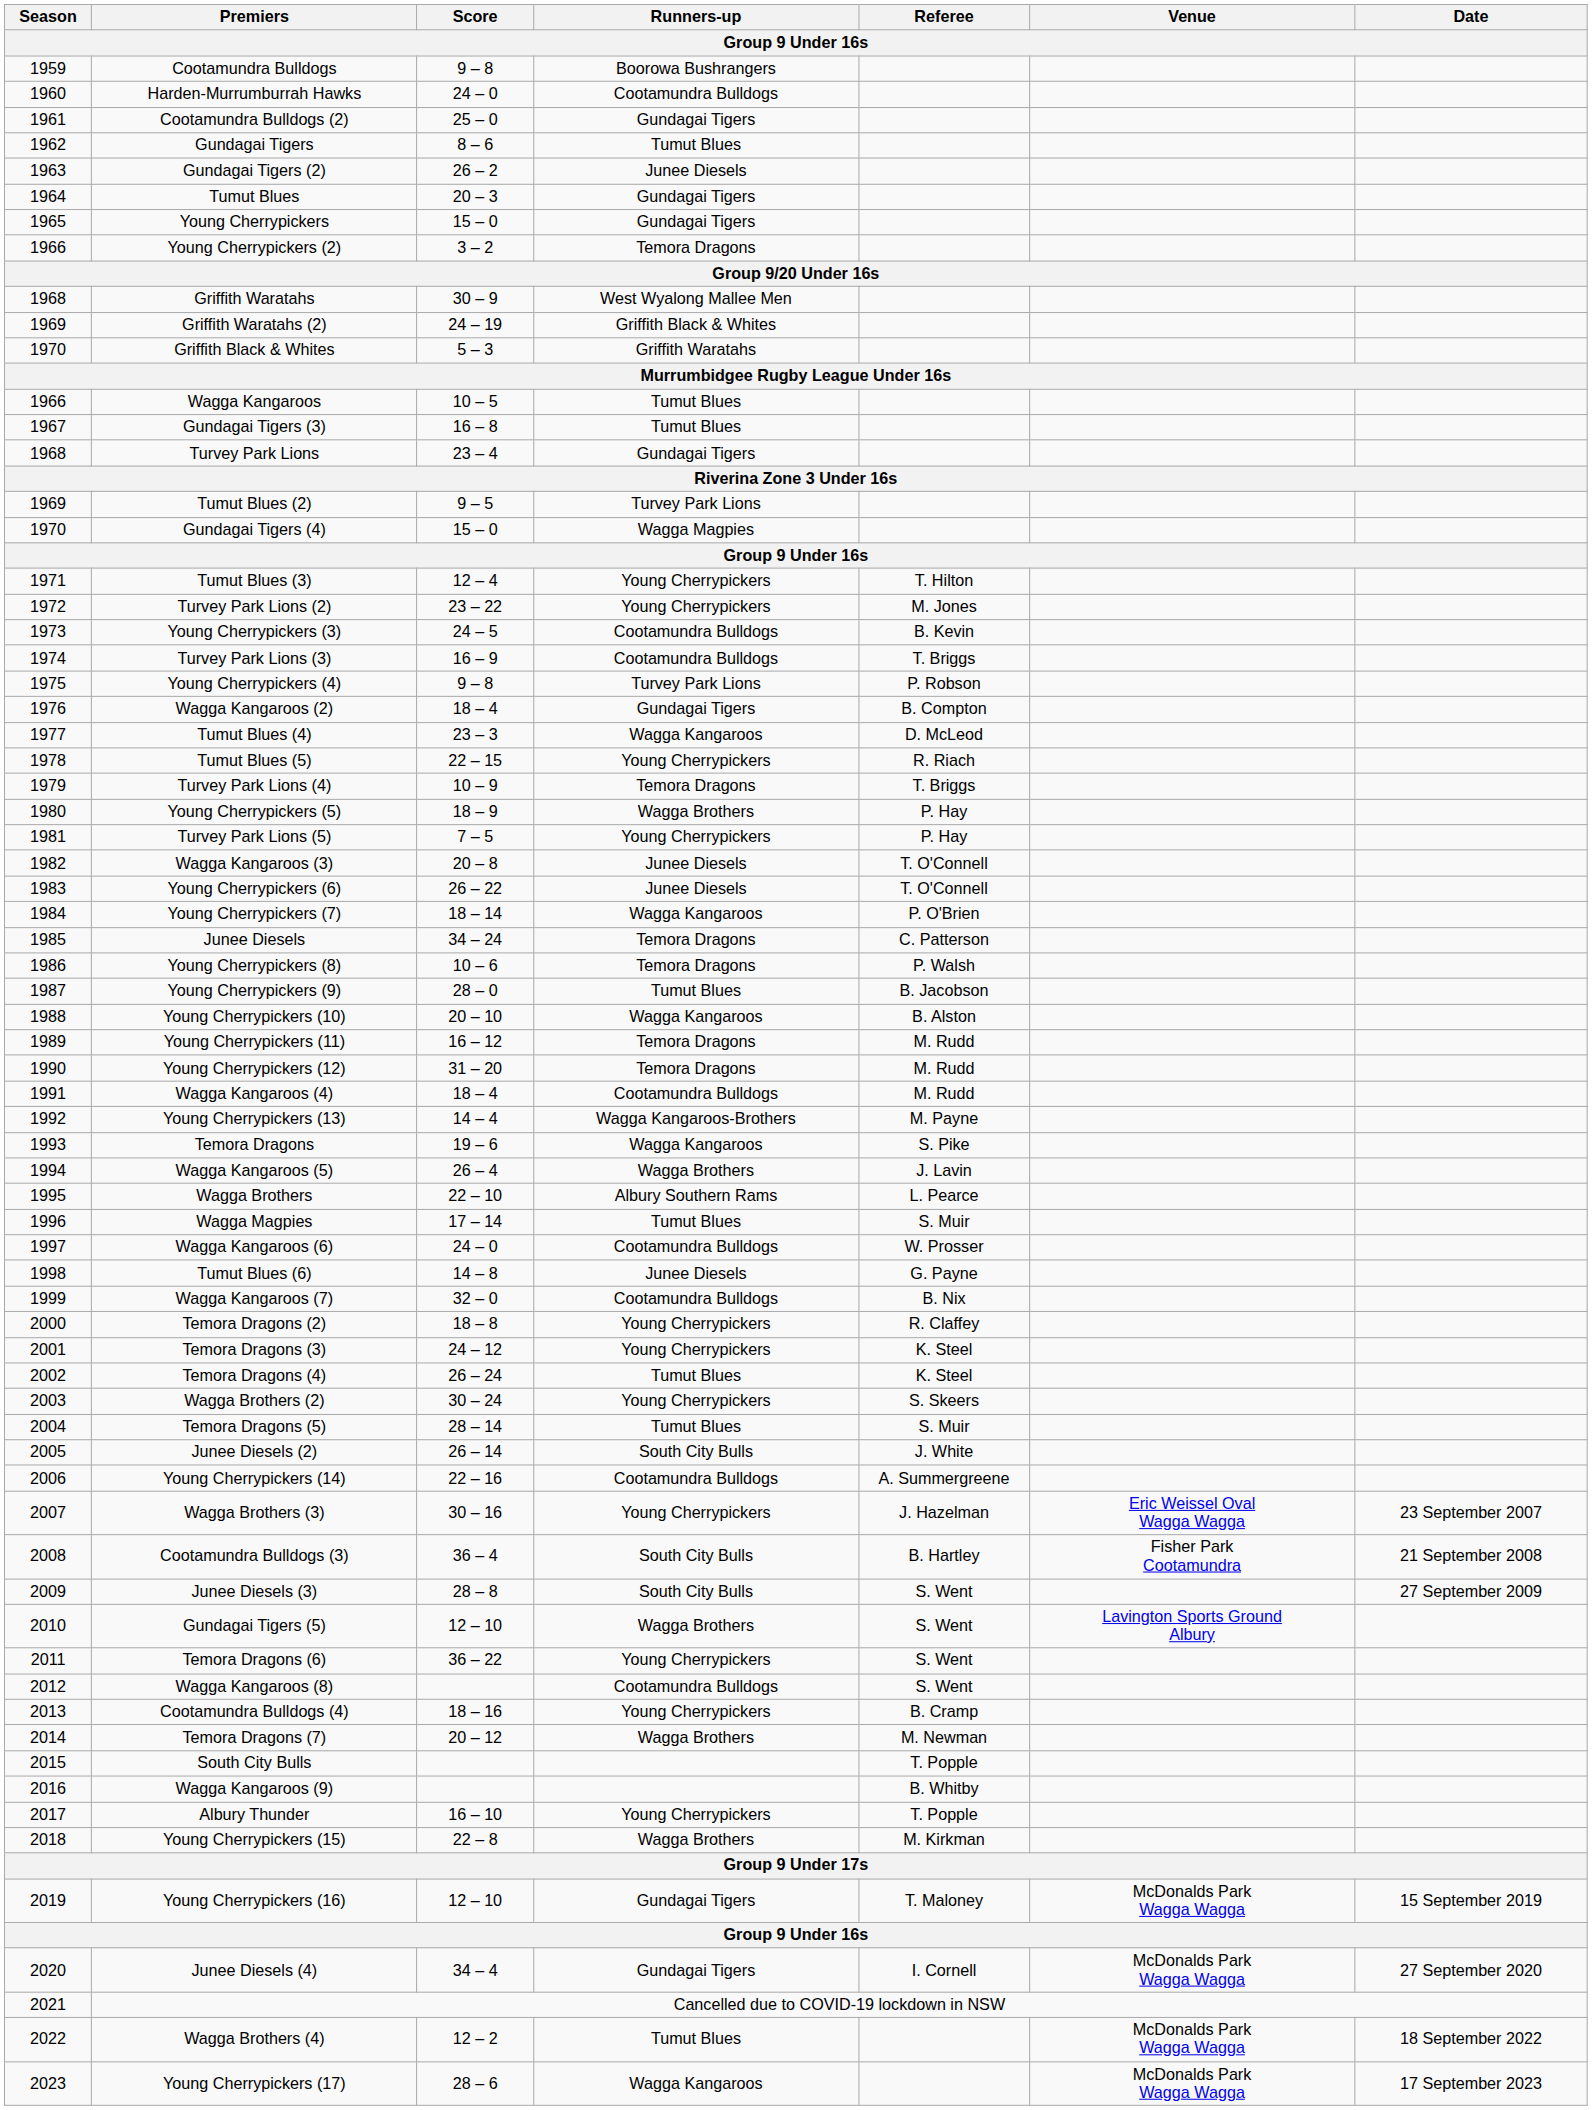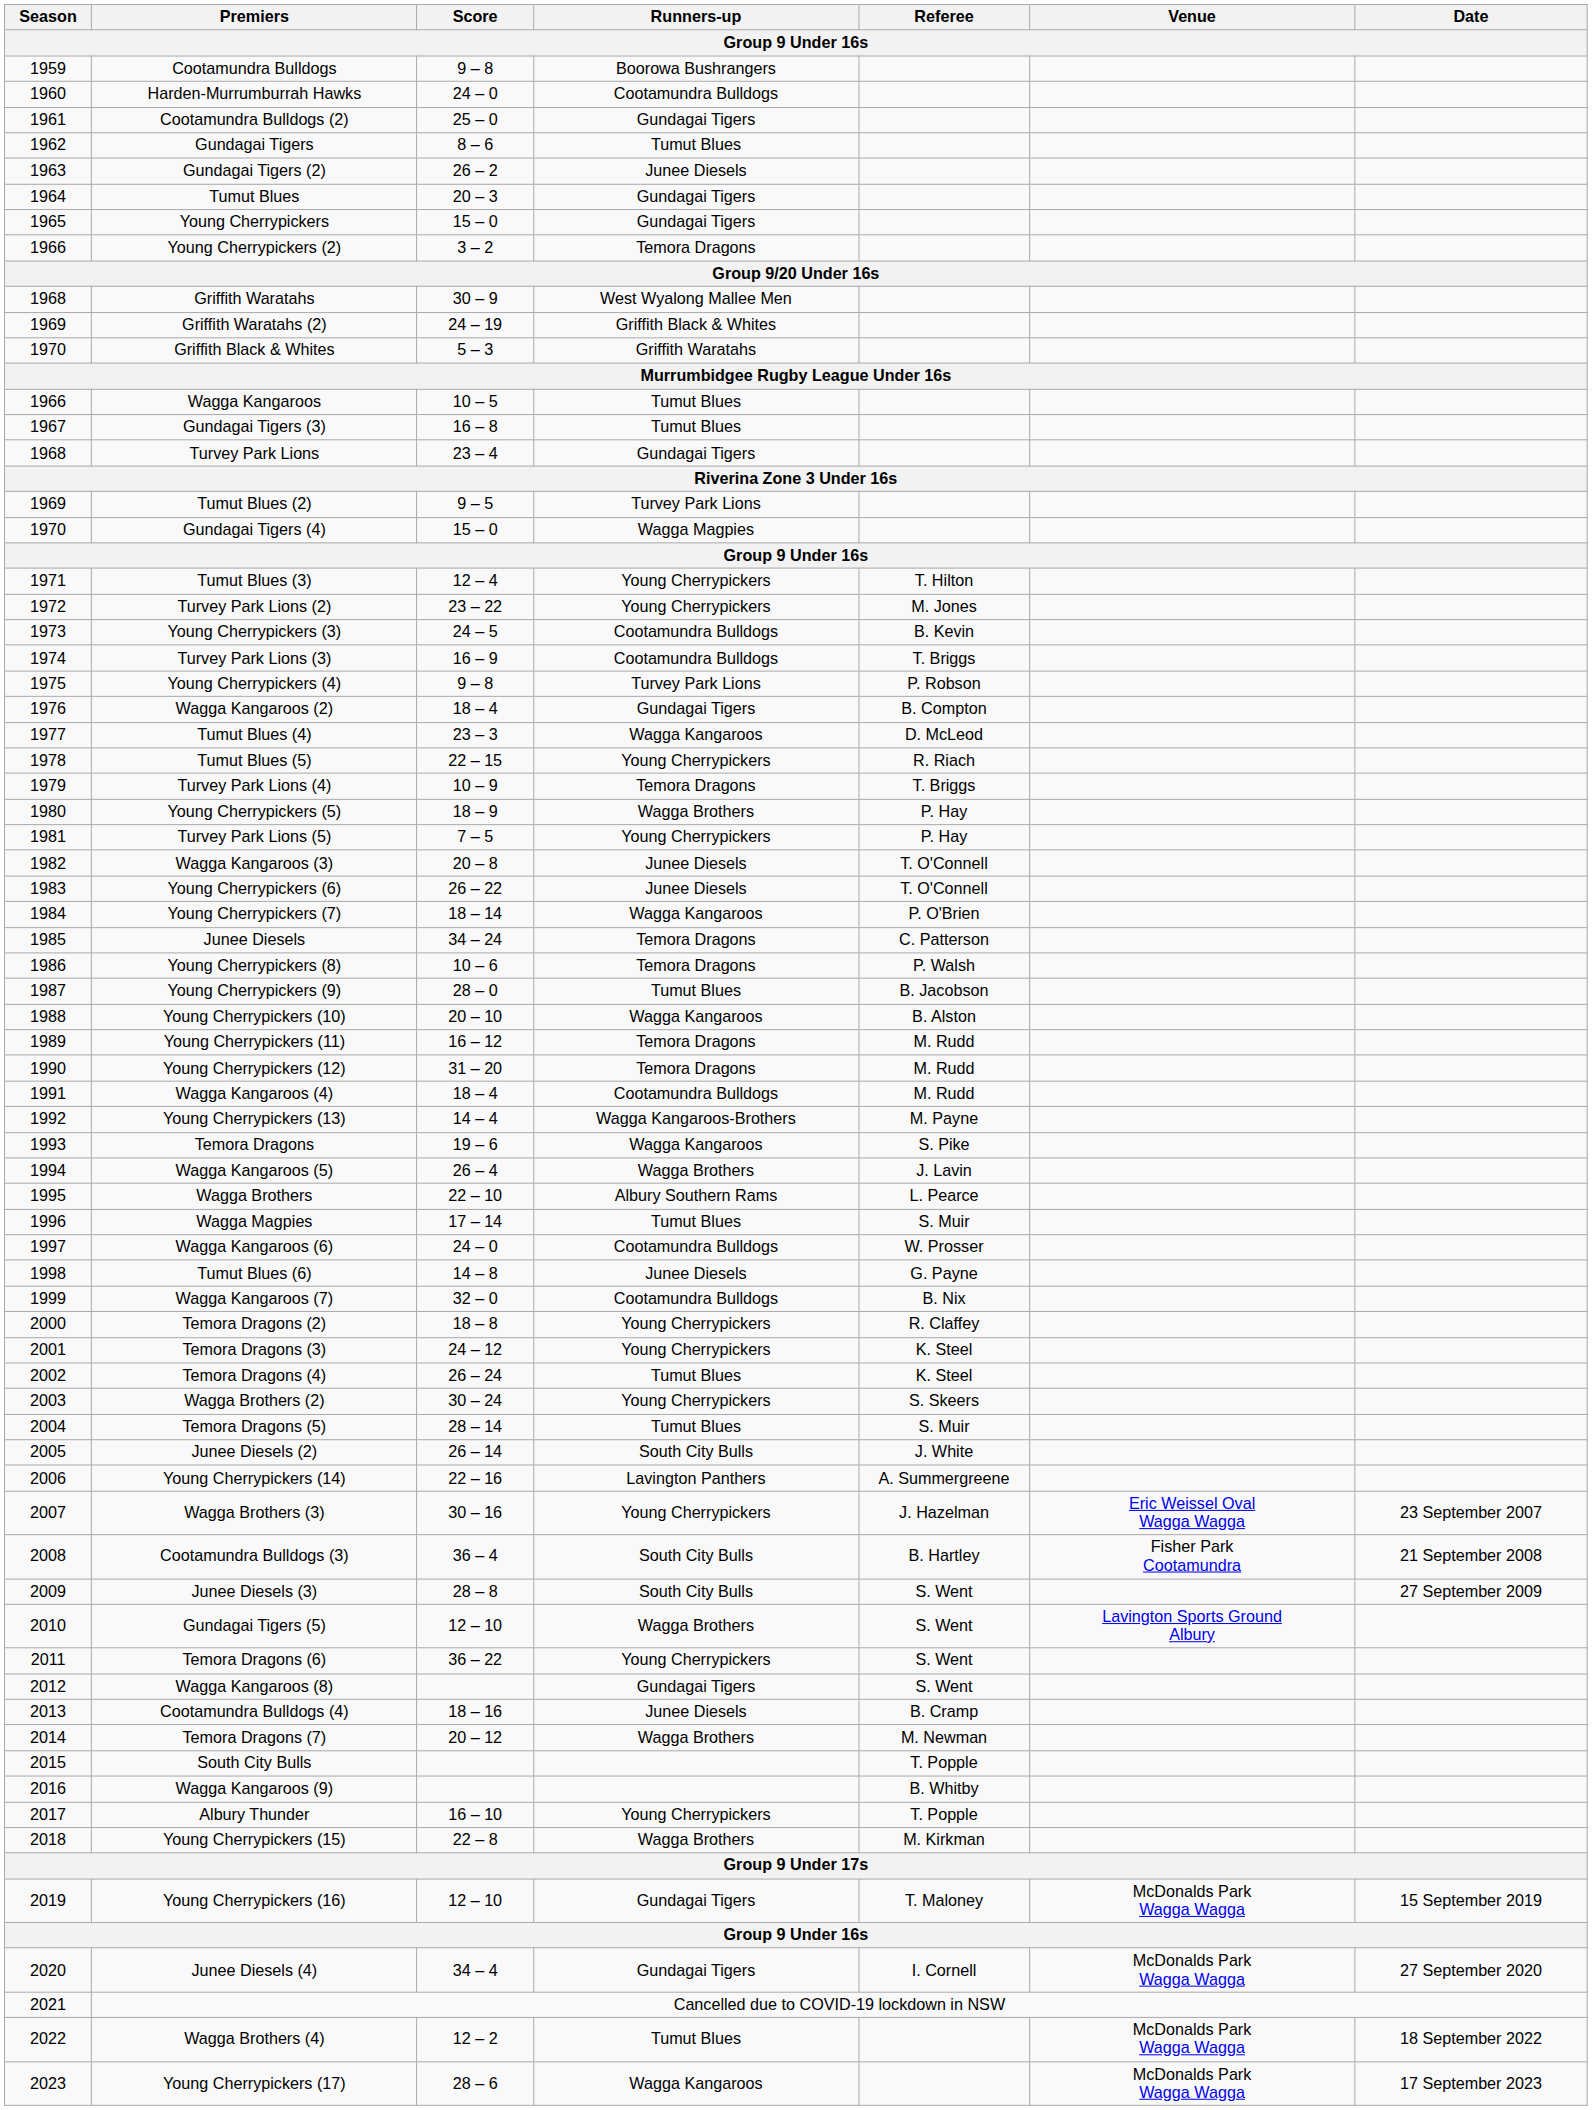(696, 1478) Cootamundra Bulldogs -> (696, 1478) Lavington Panthers
(696, 1686) Cootamundra Bulldogs -> (696, 1686) Gundagai Tigers
(696, 1712) Young Cherrypickers -> (696, 1712) Junee Diesels
